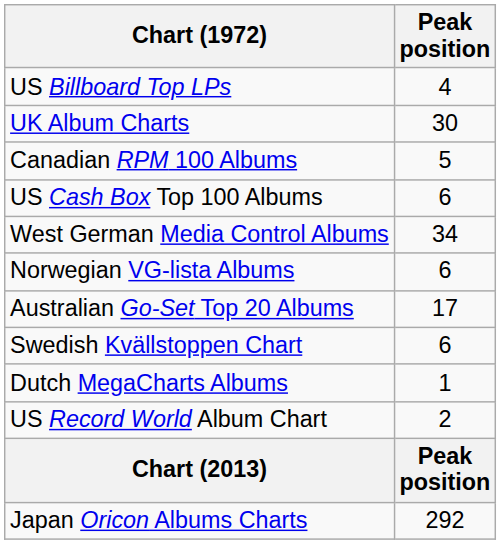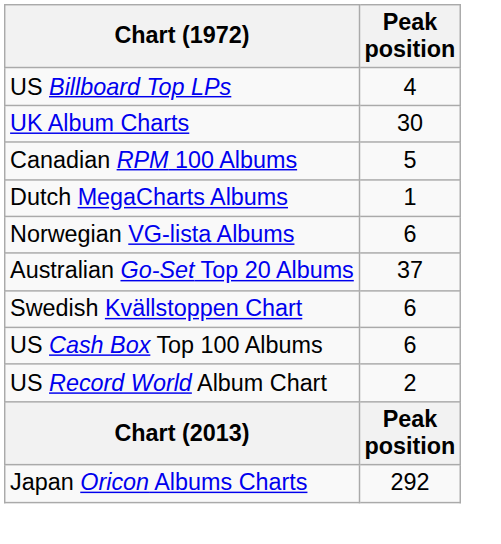rows swapped: (149, 382) <-> (166, 197)
- row: (199, 234)
(445, 308) 17 -> (410, 271) 37
